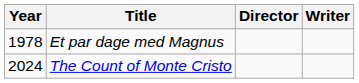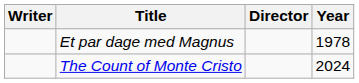columns swapped: (25, 16) <-> (328, 16)
